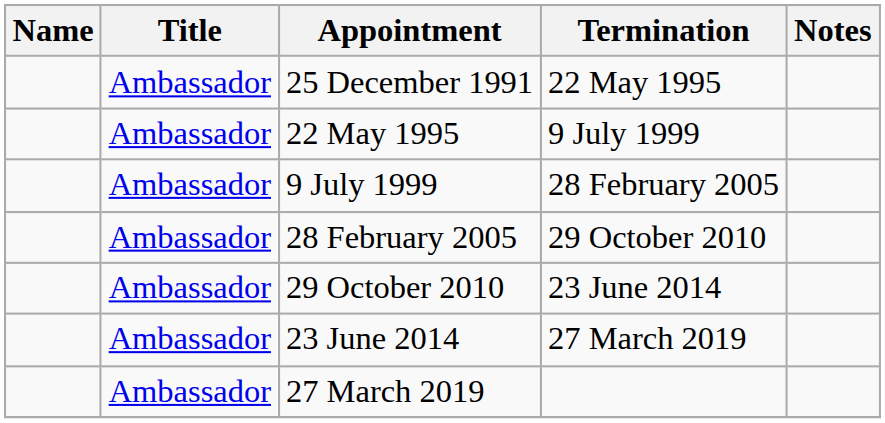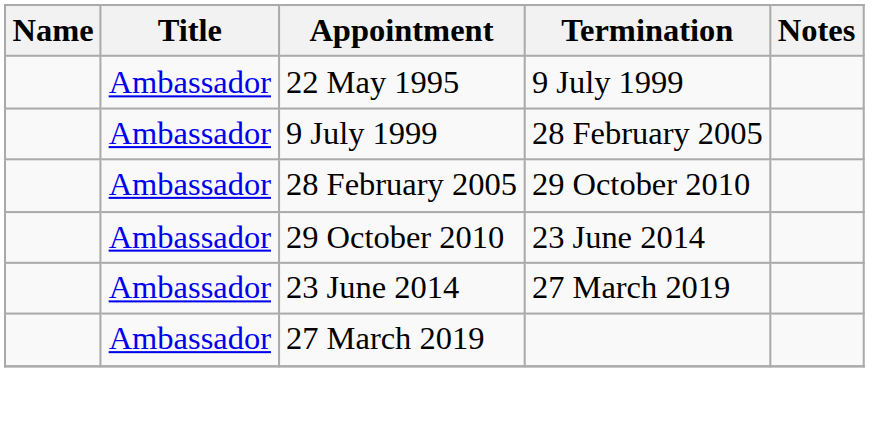- row: (410, 81)
